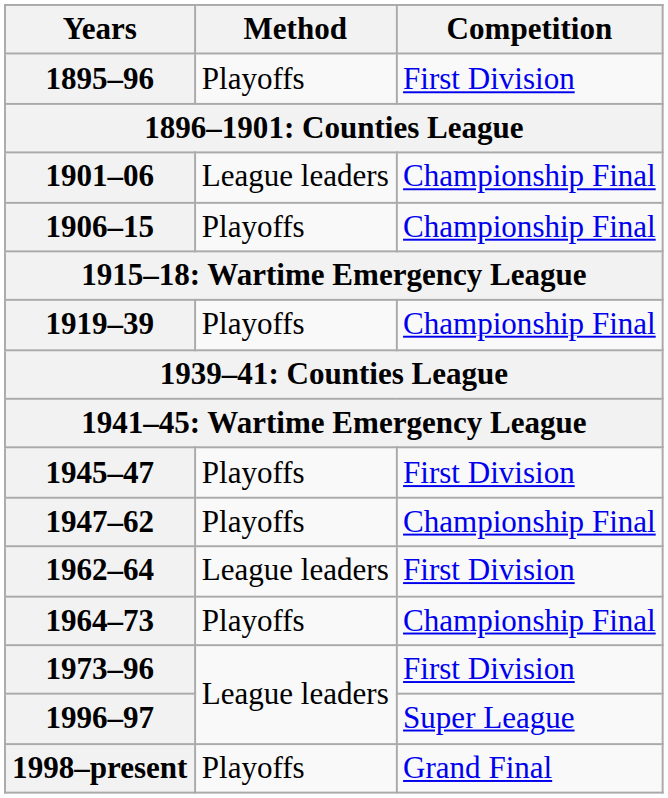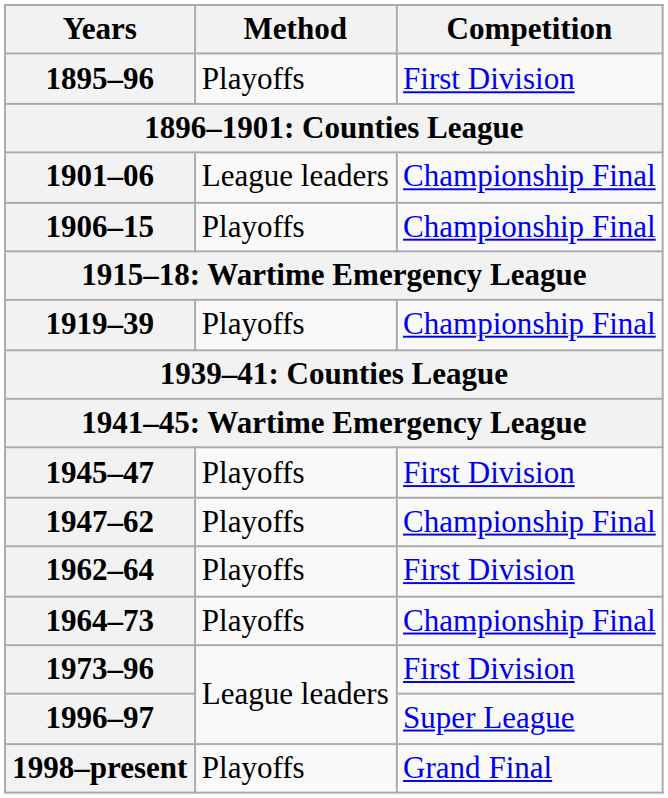(295, 570) League leaders -> (253, 570) Playoffs
